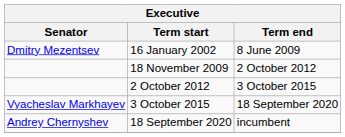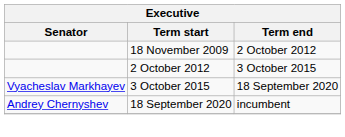- row: (173, 50)
